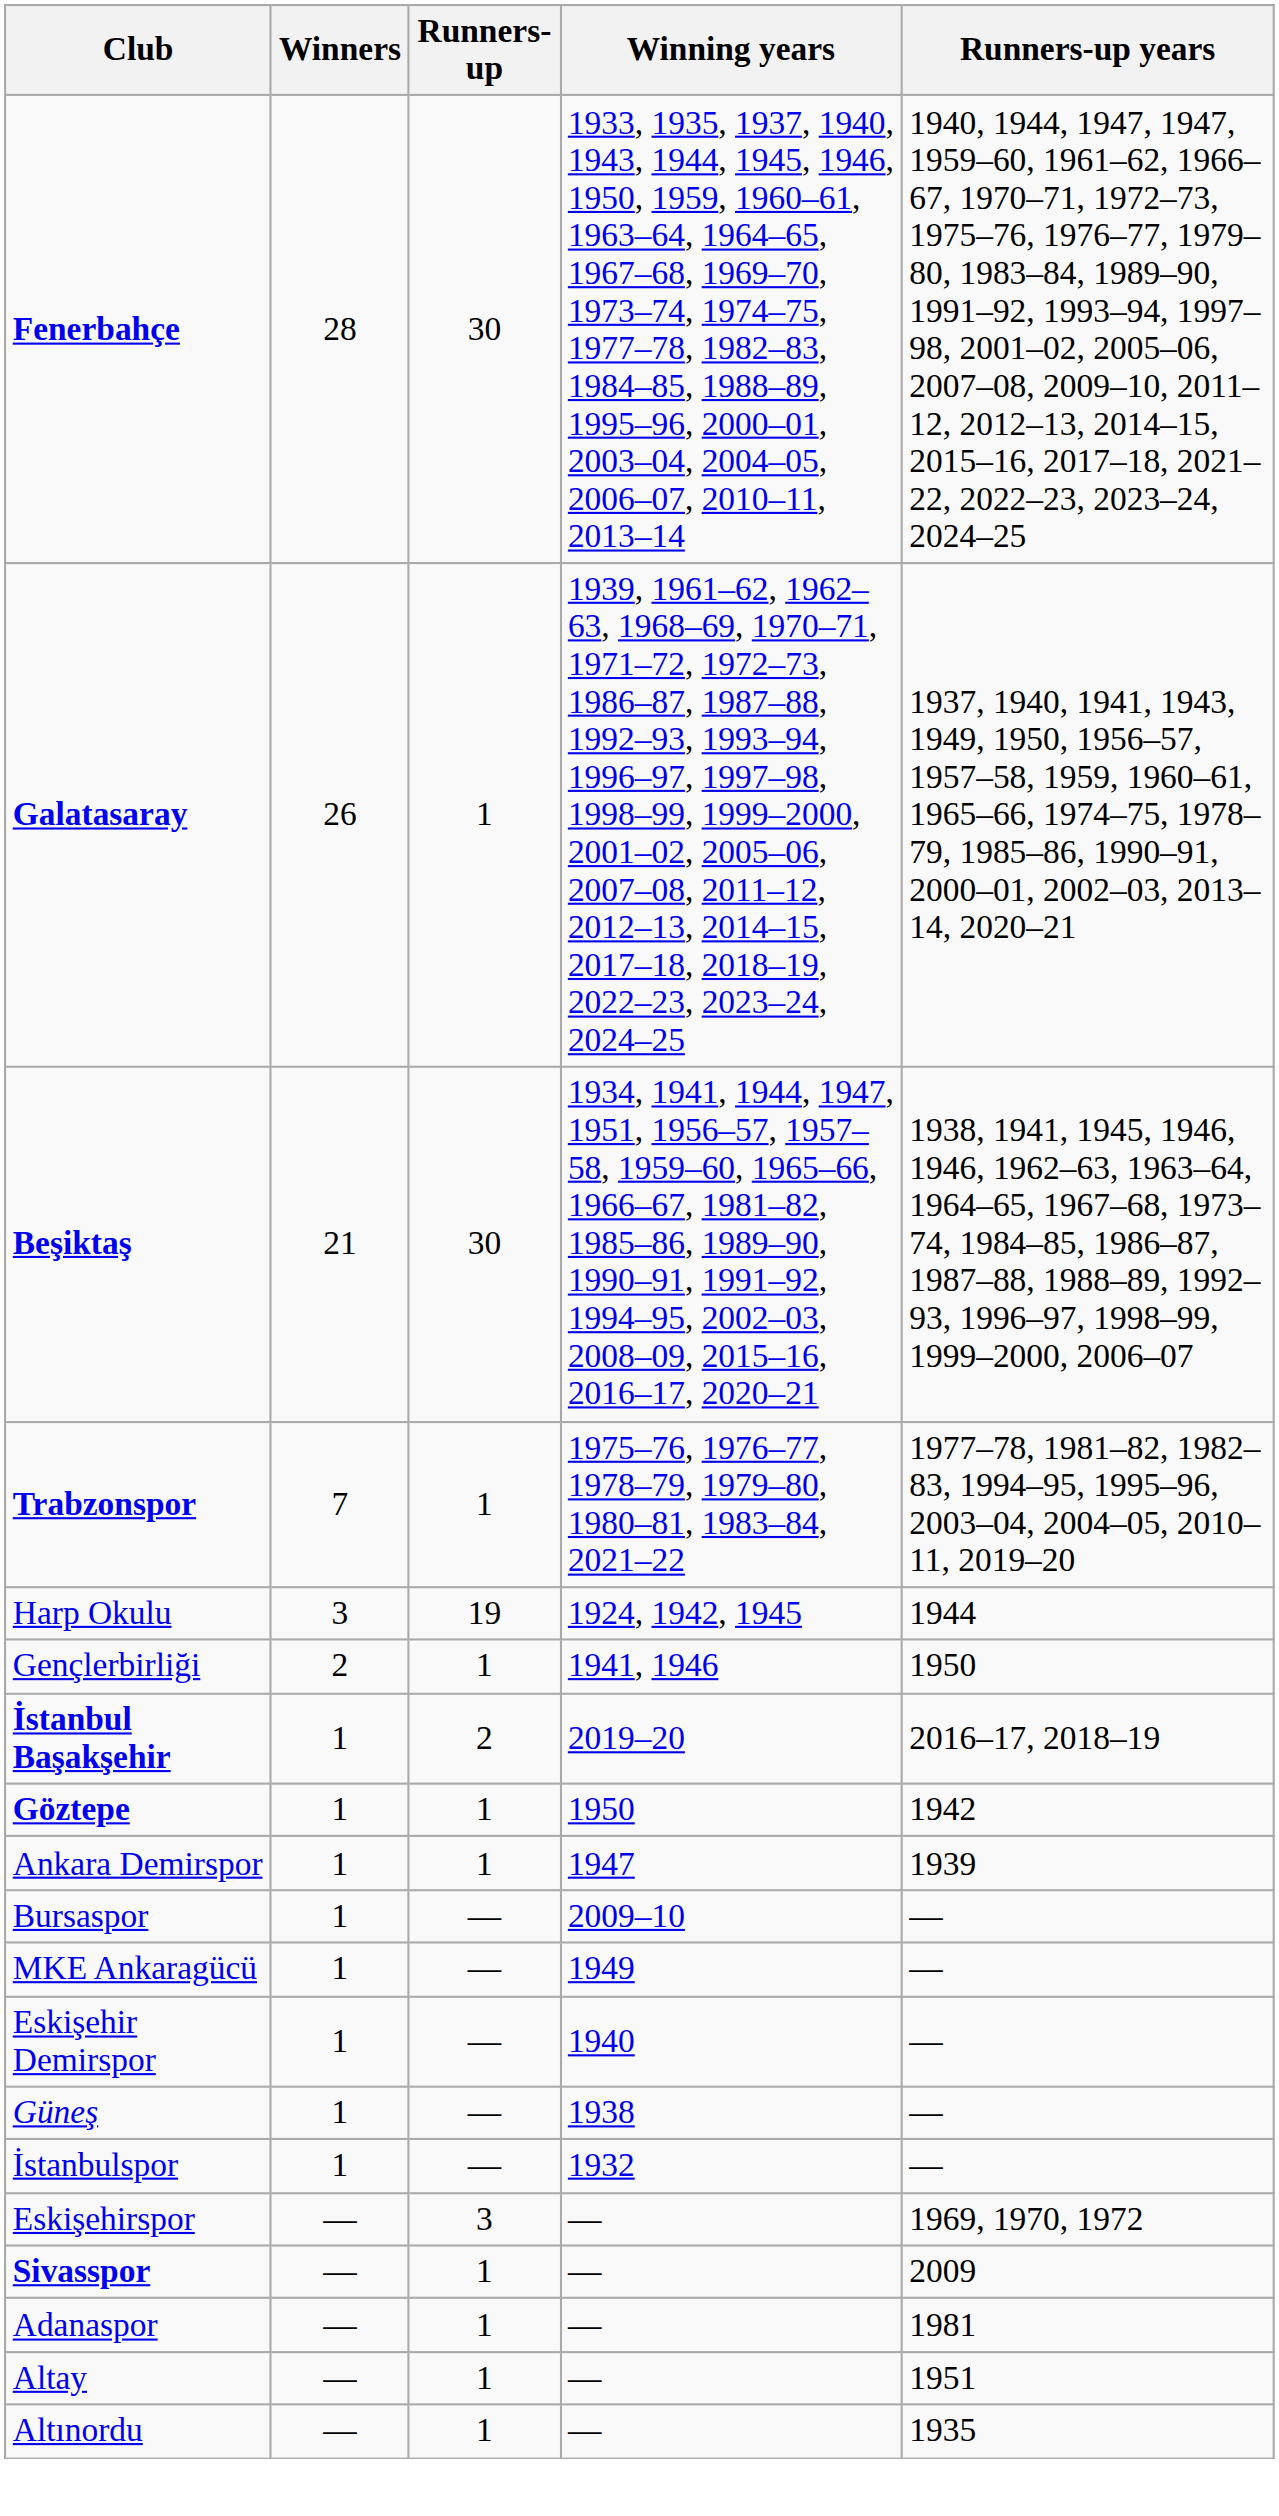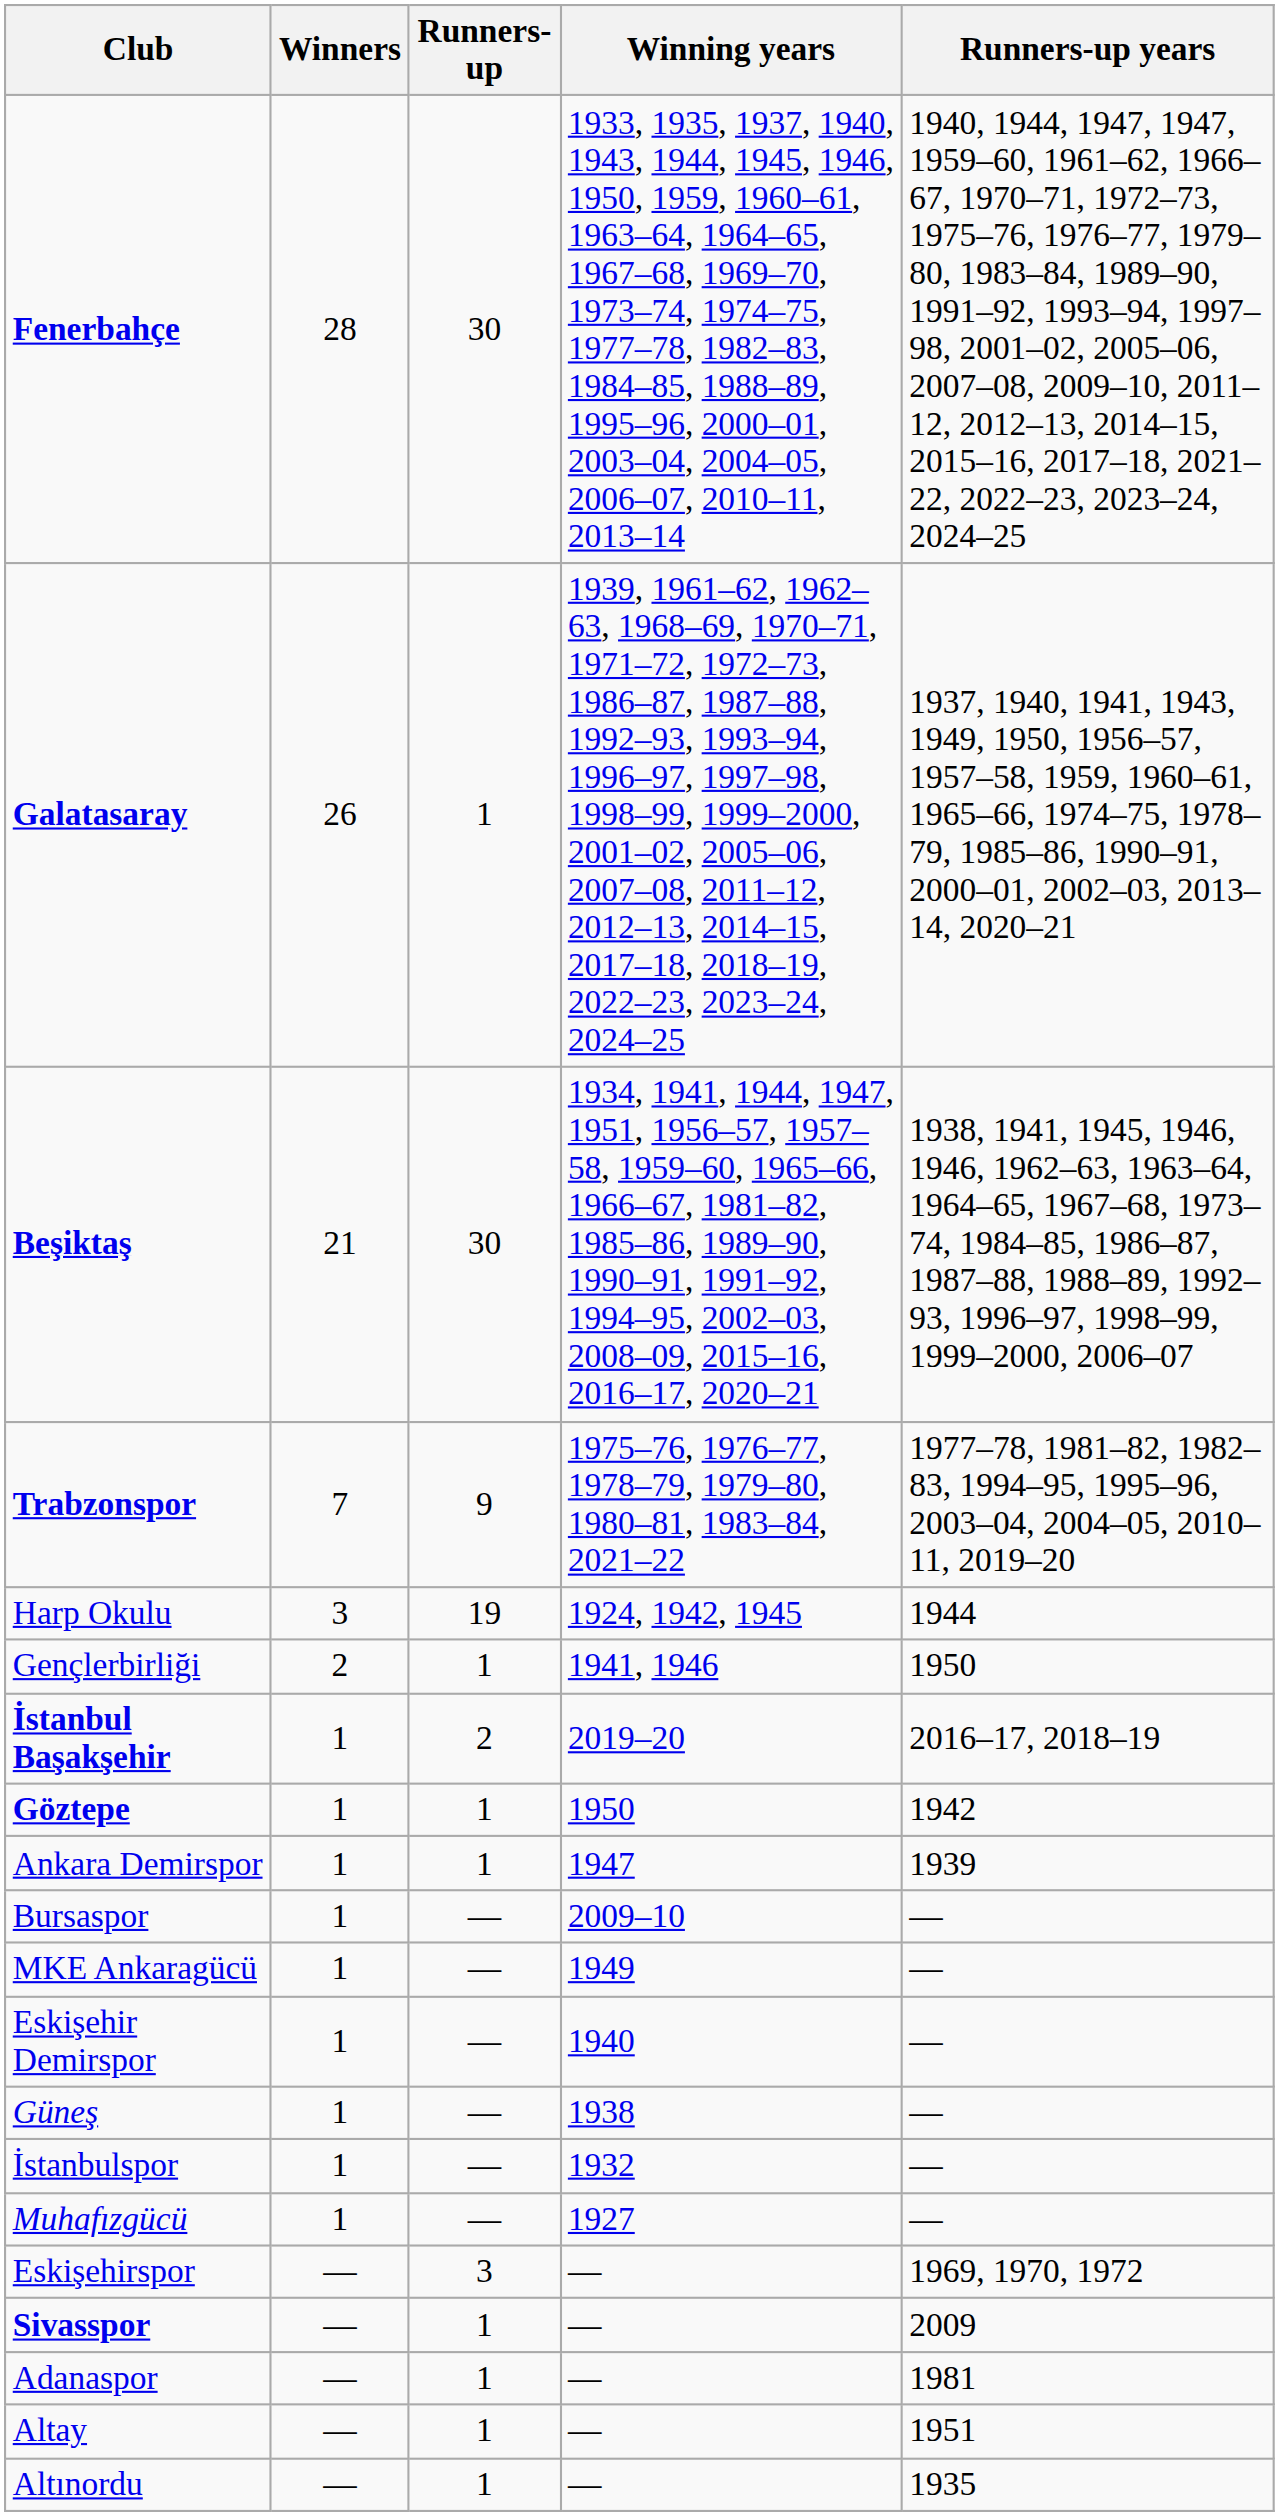(484, 1503) 1 -> (484, 1503) 9
+ row: (100, 2218)
